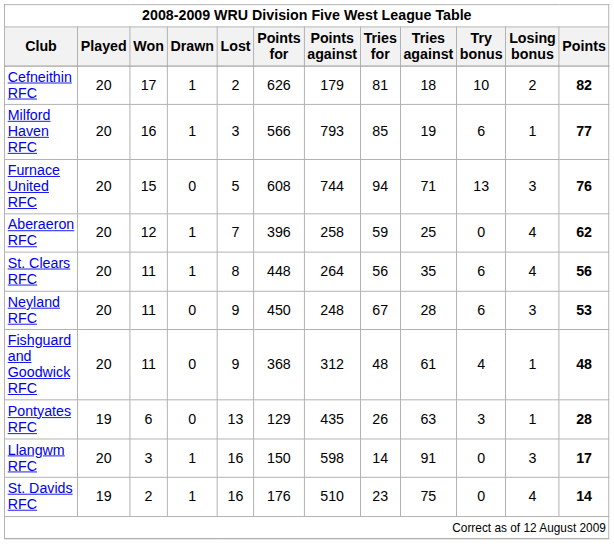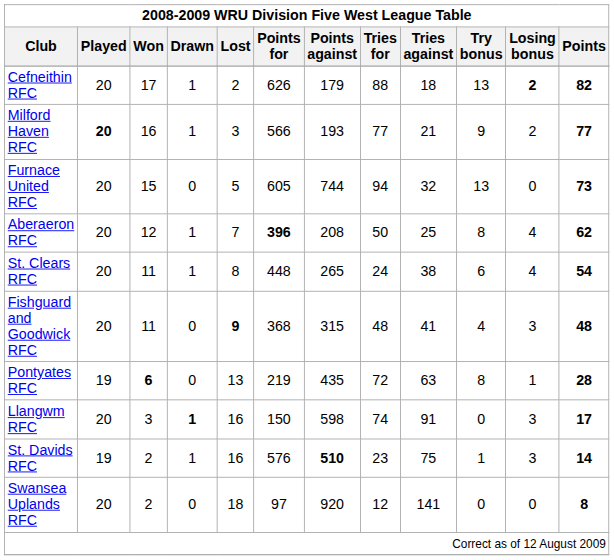(380, 85) 81 -> (380, 85) 88
(481, 85) 10 -> (481, 85) 13
(532, 85) normal -> (532, 85) bold
(104, 131) normal -> (104, 131) bold
(332, 131) 793 -> (332, 131) 193
(380, 131) 85 -> (380, 131) 77
(428, 131) 19 -> (428, 131) 21
(481, 131) 6 -> (481, 131) 9
(532, 131) 1 -> (532, 131) 2
(279, 186) 608 -> (279, 186) 605
(428, 186) 71 -> (428, 186) 32
(532, 186) 3 -> (532, 186) 0
(584, 186) 76 -> (584, 186) 73
(279, 233) normal -> (279, 233) bold
(332, 233) 258 -> (332, 233) 208
(380, 233) 59 -> (380, 233) 50
(481, 233) 0 -> (481, 233) 8
(332, 271) 264 -> (332, 271) 265
(380, 271) 56 -> (380, 271) 24
(428, 271) 35 -> (428, 271) 38
(584, 271) 56 -> (584, 271) 54
- row: (34, 310)
(236, 364) normal -> (236, 326) bold
(332, 364) 312 -> (332, 326) 315
(428, 364) 61 -> (428, 326) 41
(532, 364) 1 -> (532, 326) 3
(149, 419) normal -> (149, 380) bold
(279, 419) 129 -> (279, 380) 219
(380, 419) 26 -> (380, 380) 72
(481, 419) 3 -> (481, 380) 8
(192, 458) normal -> (192, 419) bold
(380, 458) 14 -> (380, 419) 74
(279, 496) 176 -> (279, 458) 576
(332, 496) normal -> (332, 458) bold
(481, 496) 0 -> (481, 458) 1
(532, 496) 4 -> (532, 458) 3
+ row: (37, 504)
